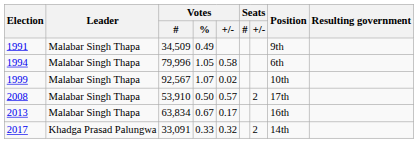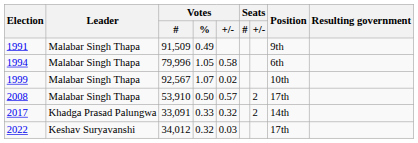(176, 46) 34,509 -> (176, 46) 91,509
- row: (17, 113)
+ row: (17, 130)
